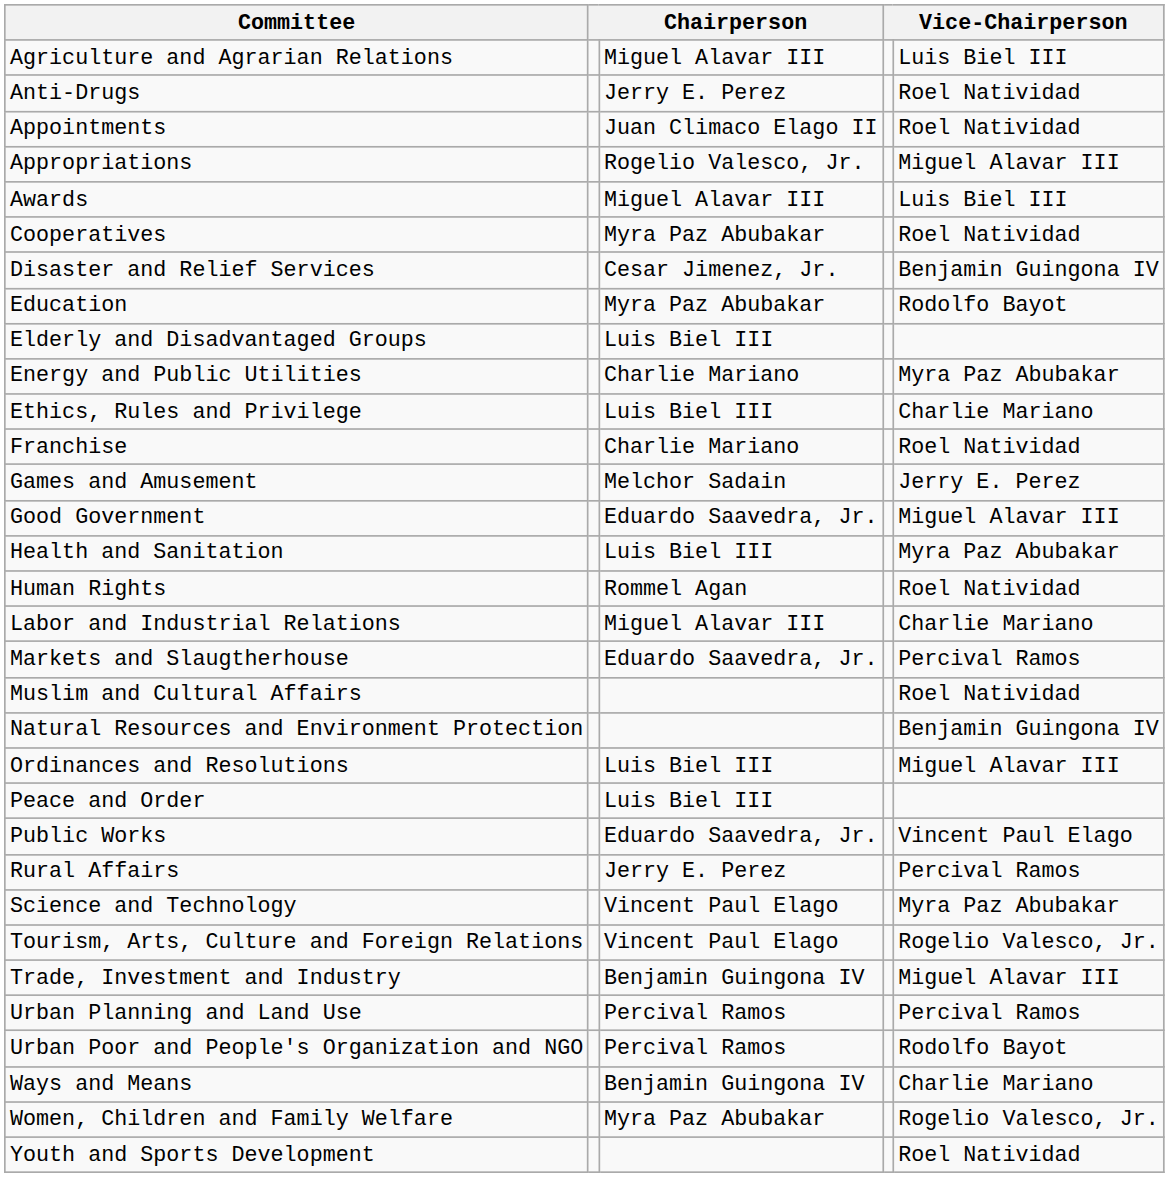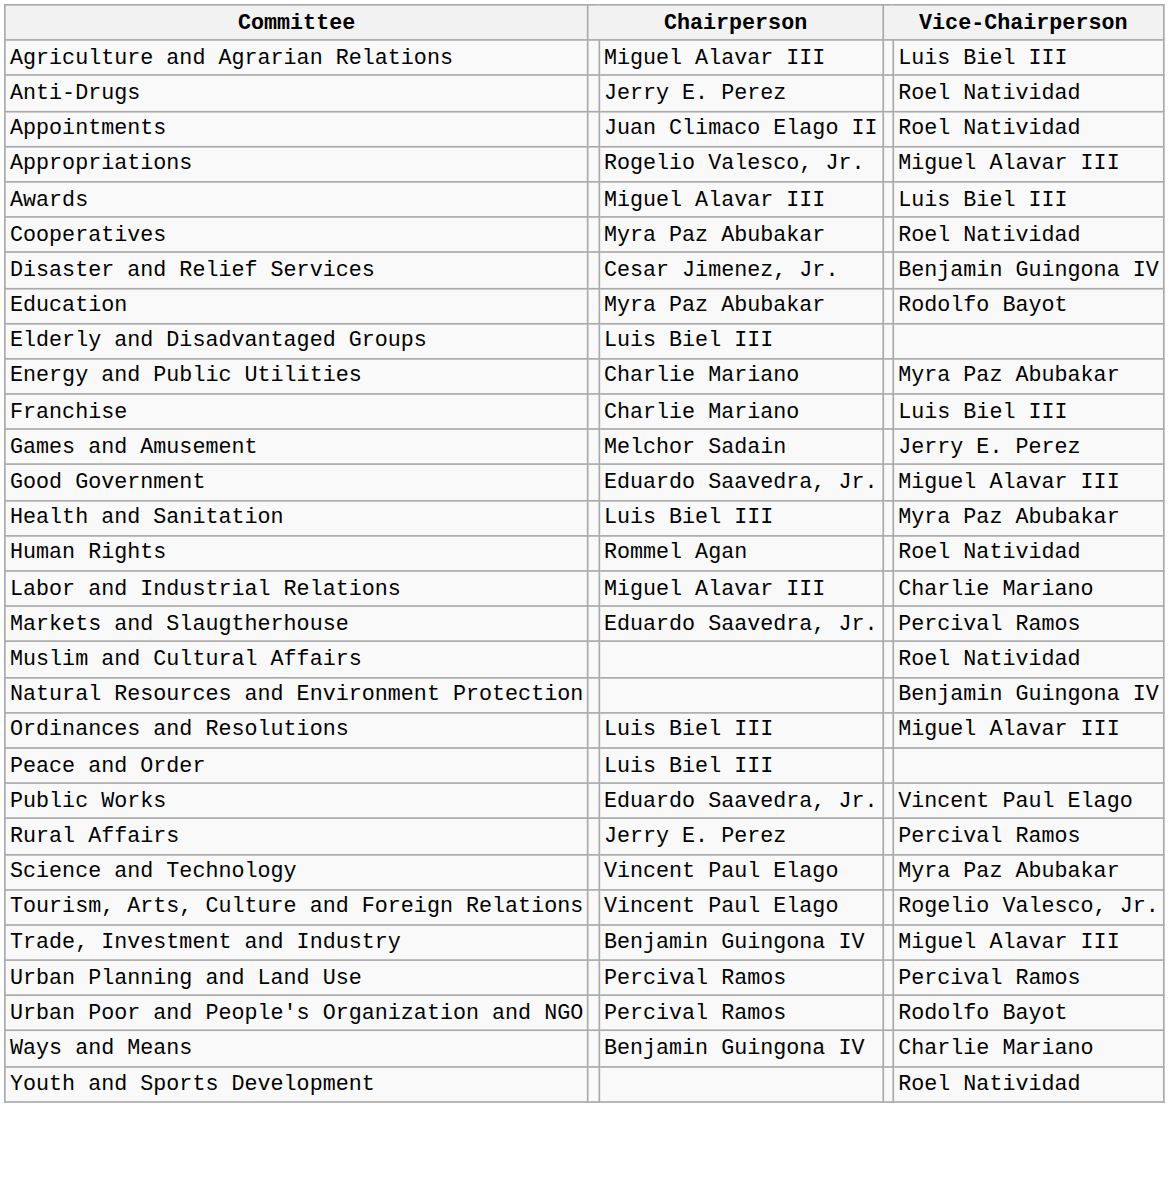- row: (186, 412)
(989, 447) Roel Natividad -> (983, 412) Luis Biel III
- row: (231, 1119)
